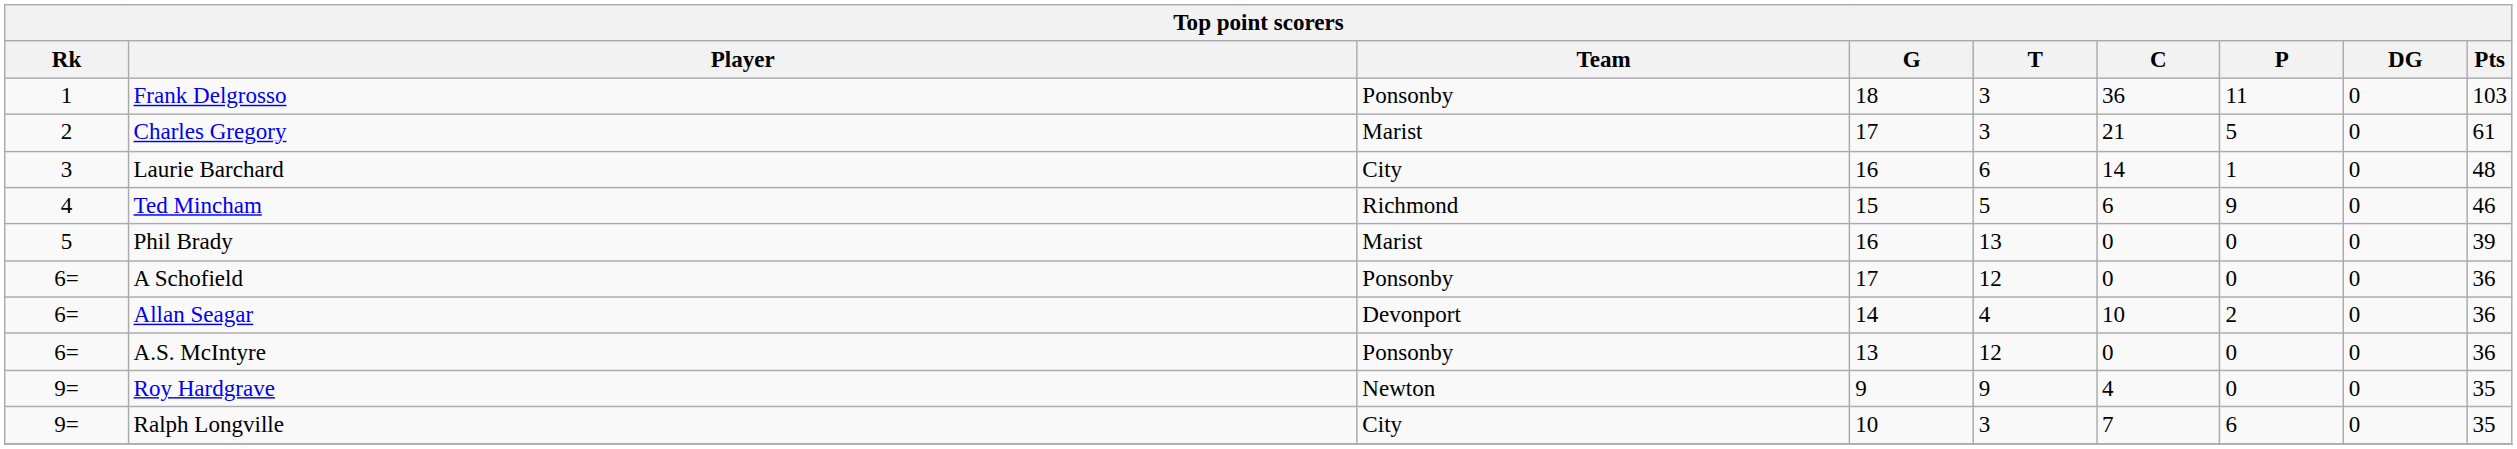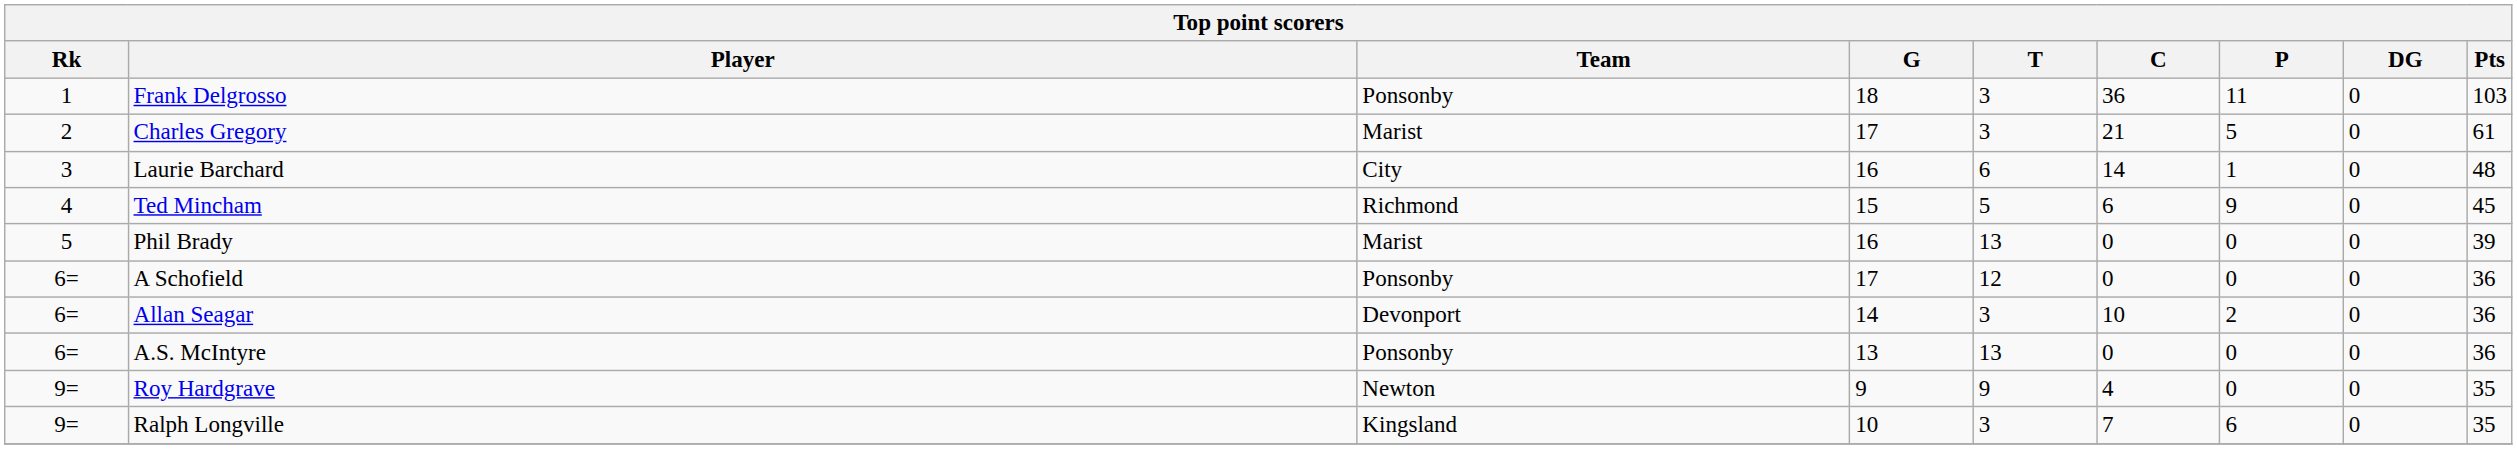(2484, 205) 46 -> (2484, 205) 45
(1984, 315) 4 -> (1984, 315) 3
(1990, 351) 12 -> (1990, 351) 13
(1382, 424) City -> (1410, 424) Kingsland
